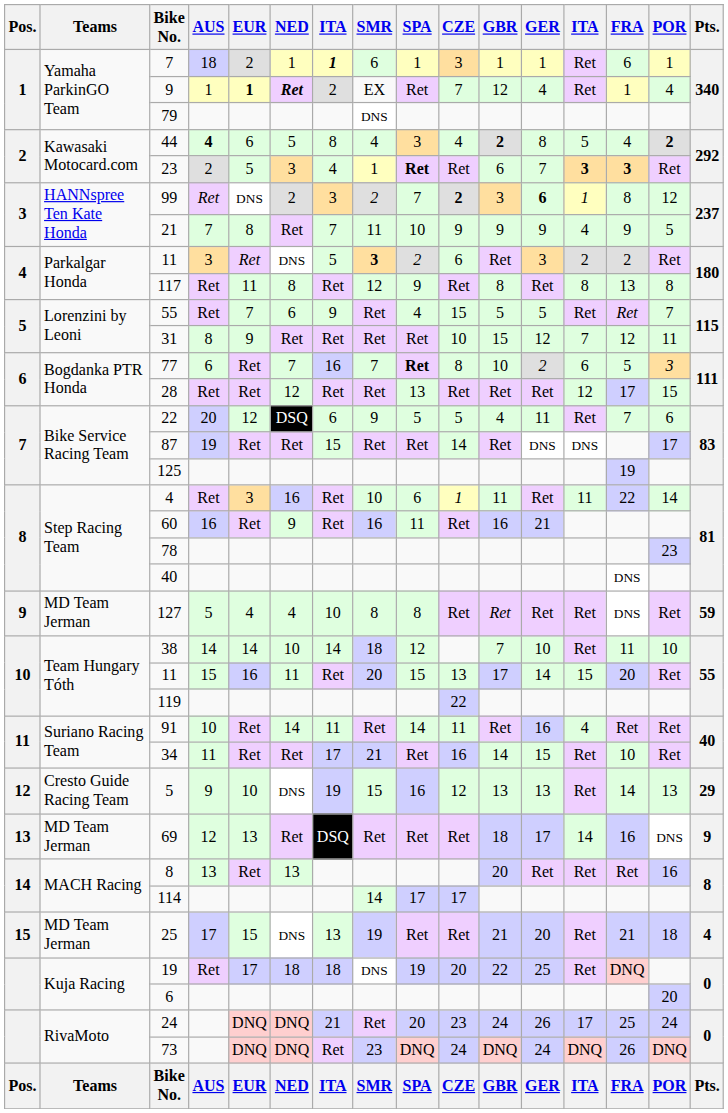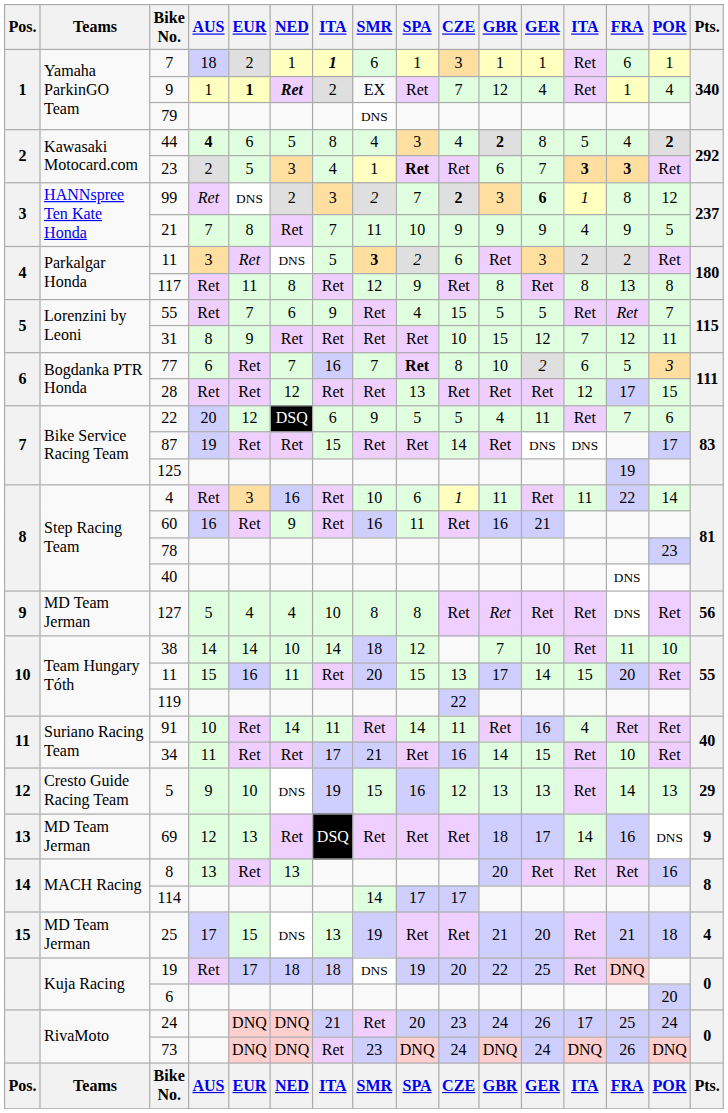(707, 612) 59 -> (707, 612) 56
